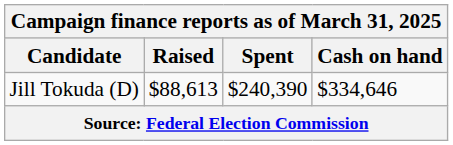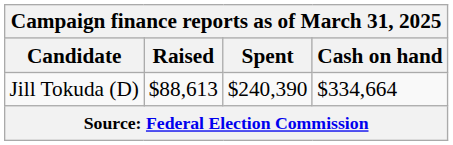(357, 88) $334,646 -> (357, 88) $334,664
